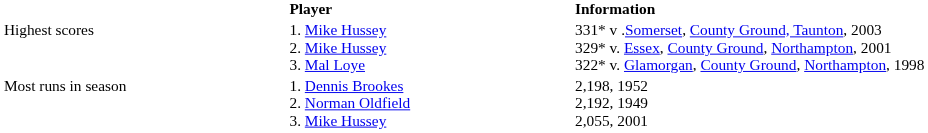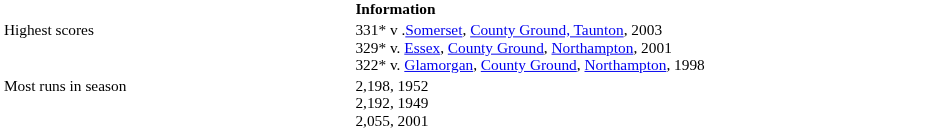- column: (311, 9)
